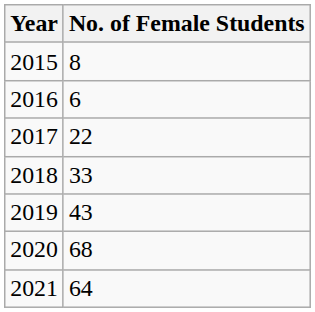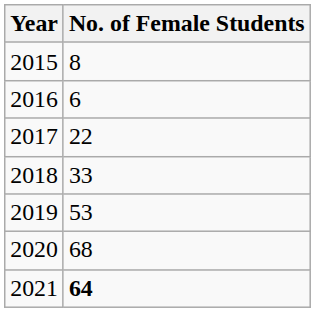(81, 212) 43 -> (81, 212) 53
(81, 288) normal -> (81, 288) bold
